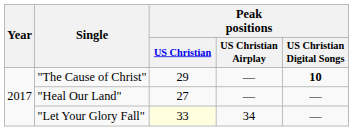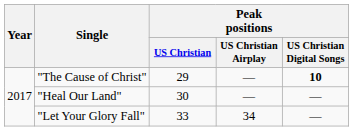(183, 96) 27 -> (183, 96) 30
(183, 116) lightyellow background -> (183, 116) no background
